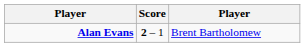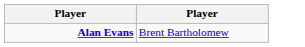- column: (152, 14)
